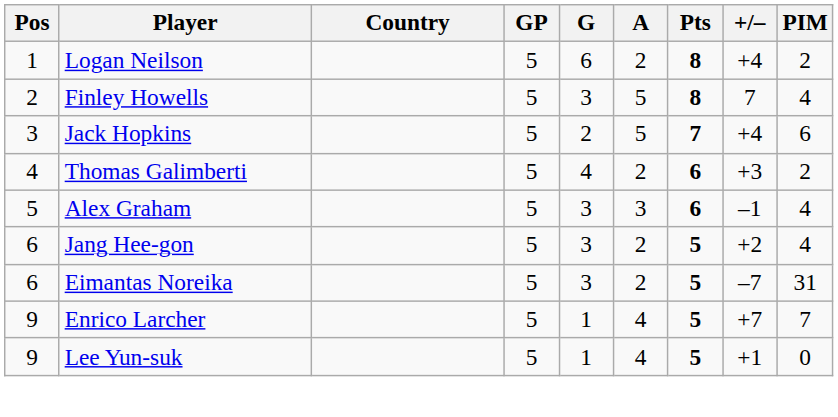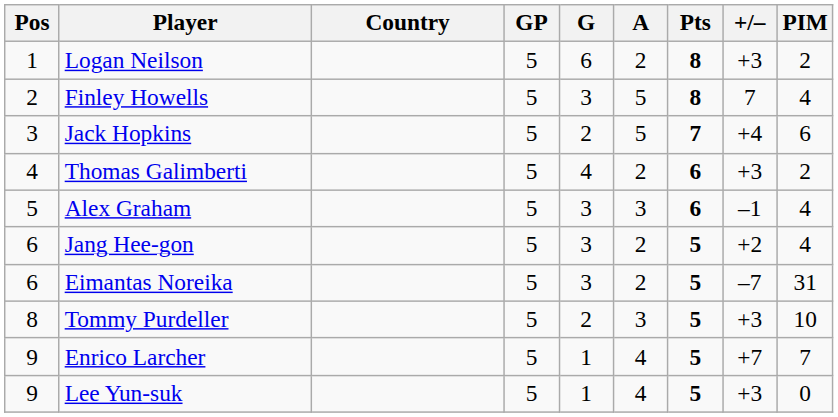(750, 60) +4 -> (750, 60) +3
+ row: (147, 319)
(750, 356) +1 -> (750, 393) +3
